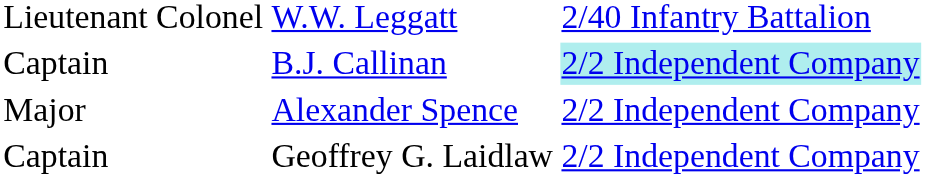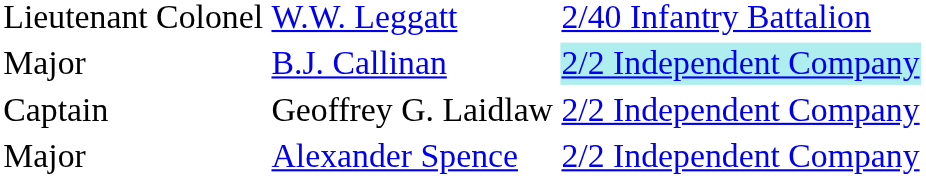(56, 63) Captain -> (45, 63) Major
rows swapped: (412, 156) <-> (395, 109)
